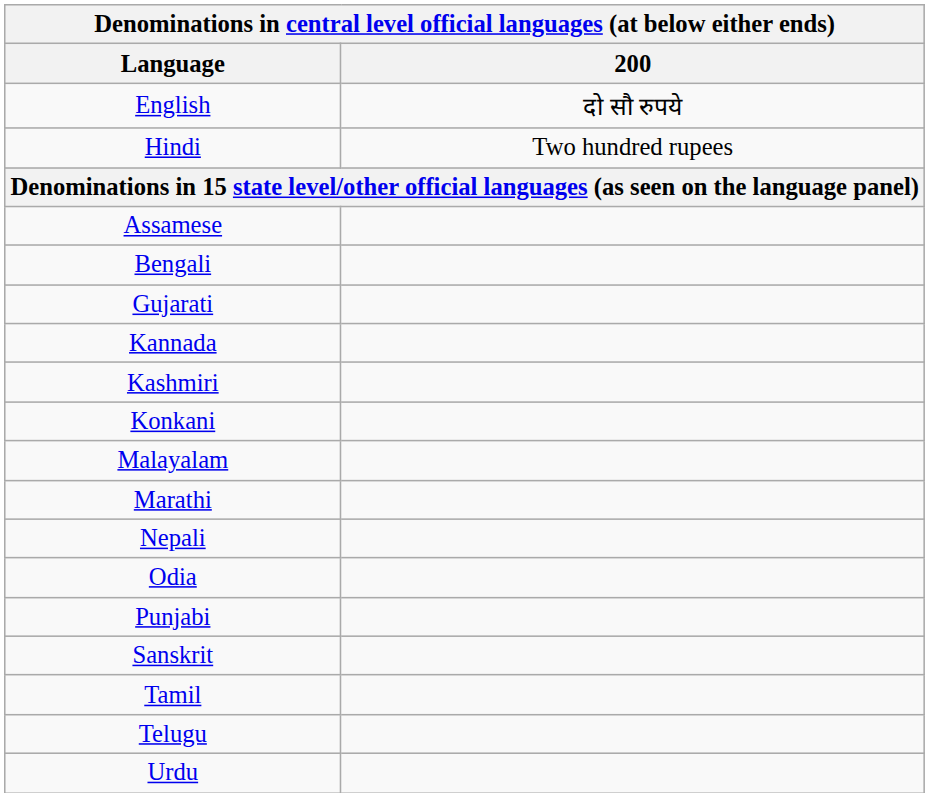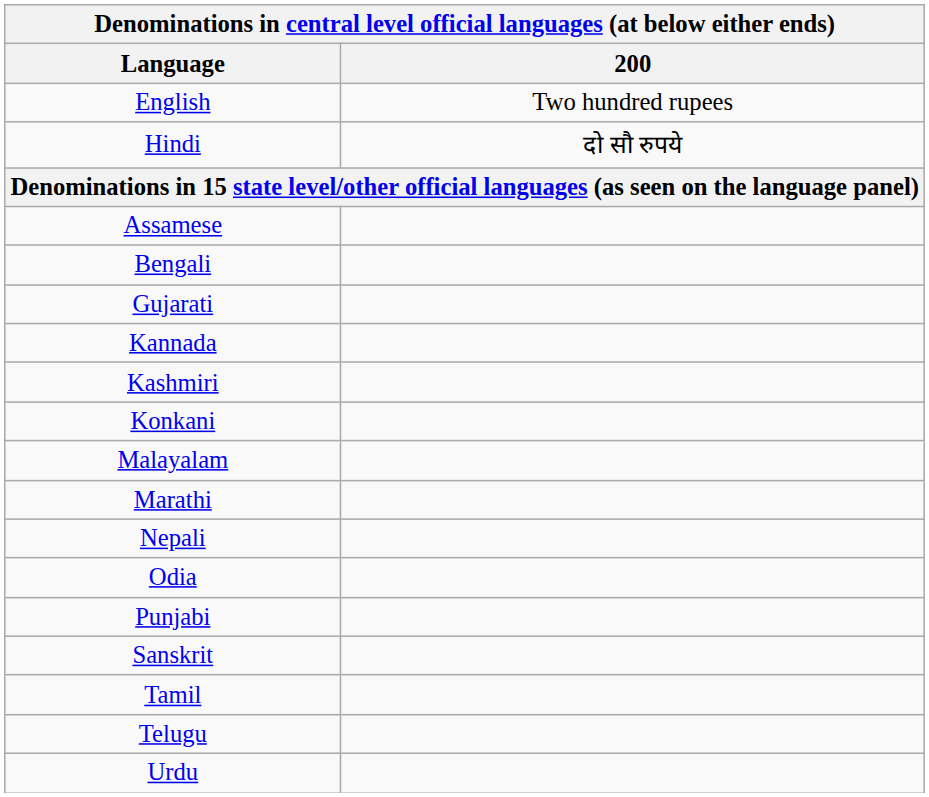(633, 106) दो सौ रुपये -> (633, 102) Two hundred rupees
(633, 147) Two hundred rupees -> (633, 145) दो सौ रुपये
